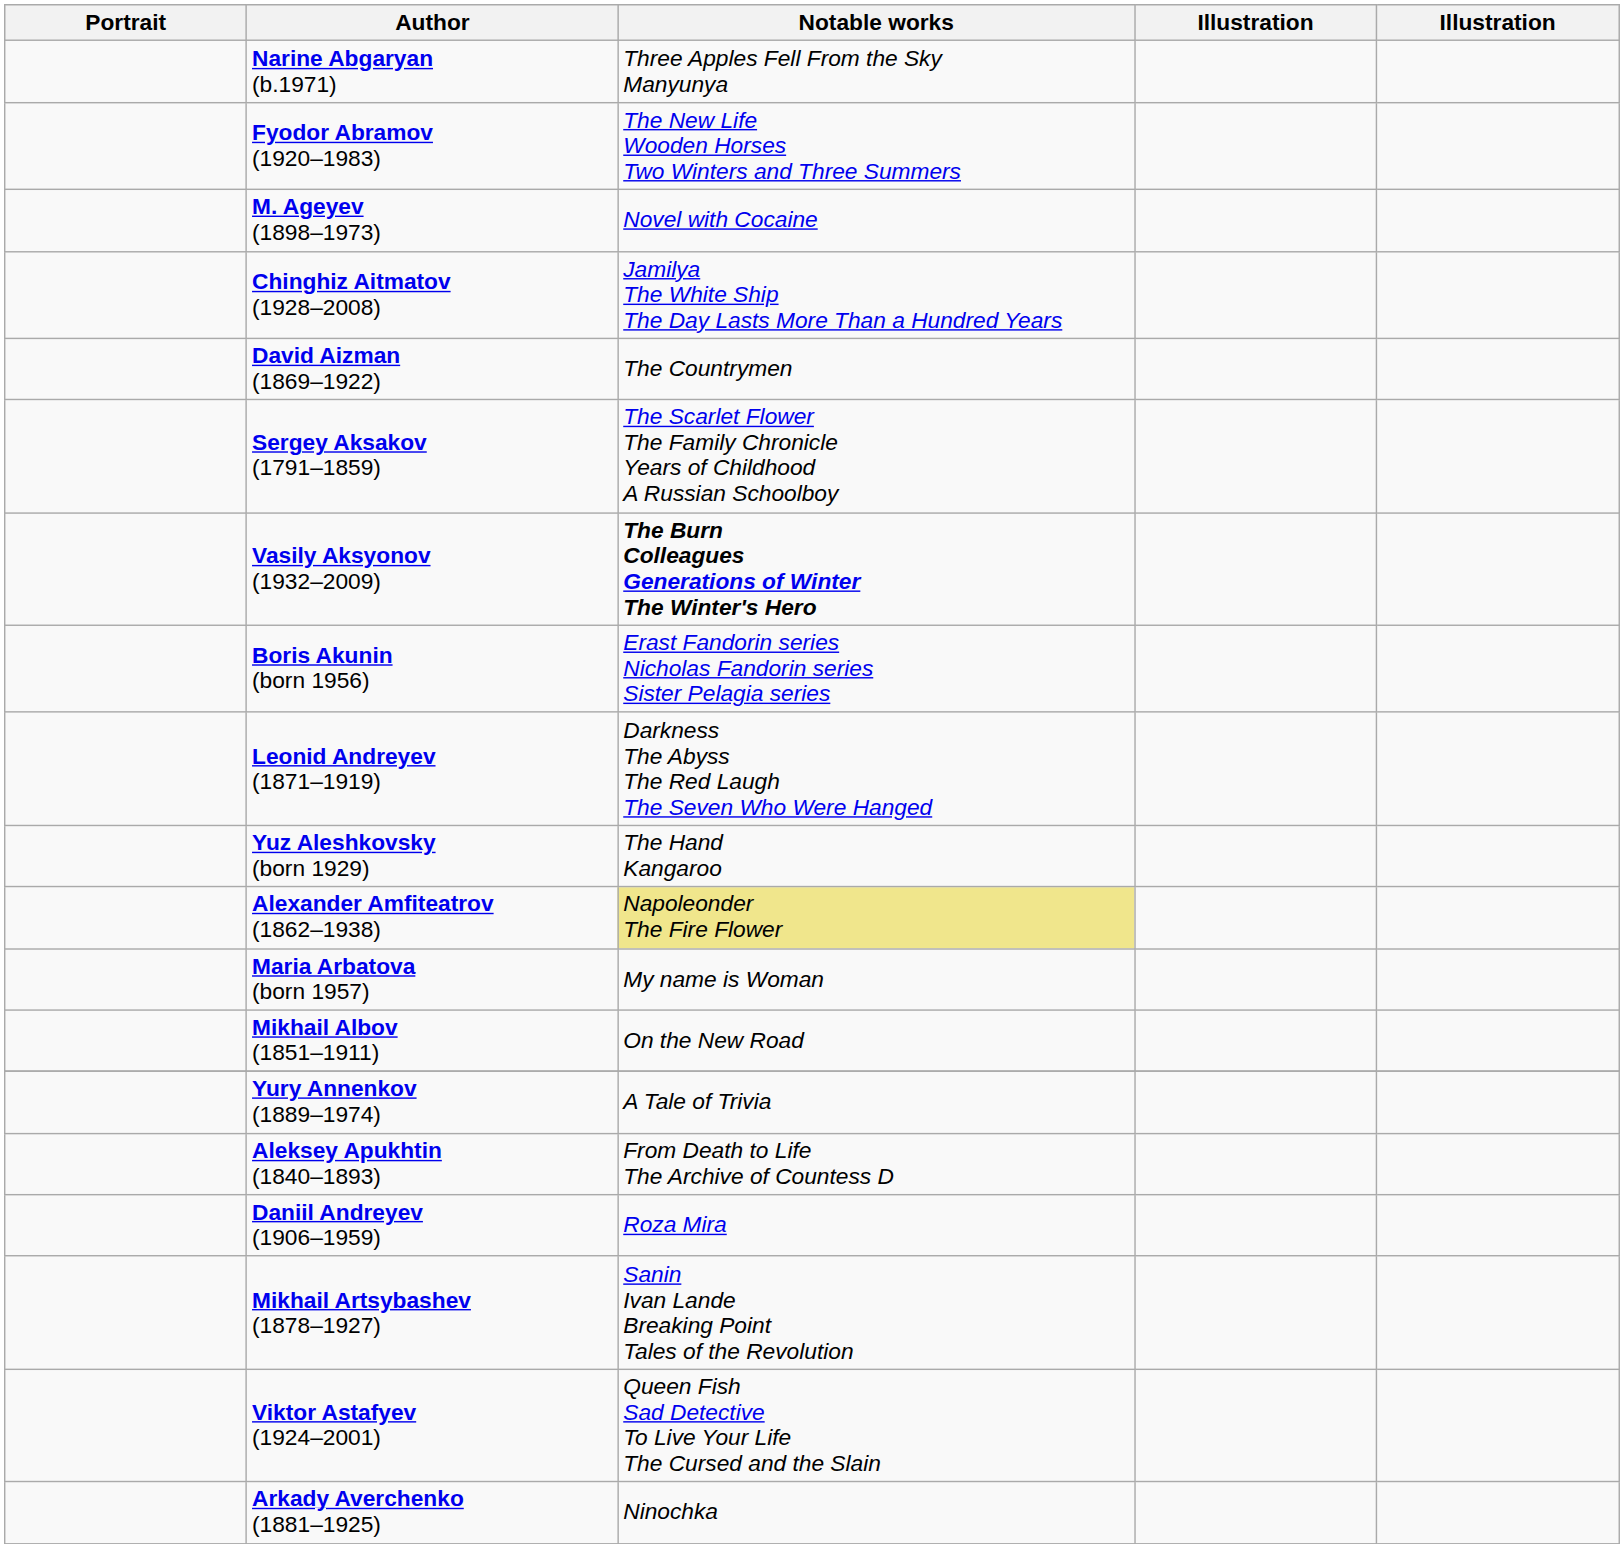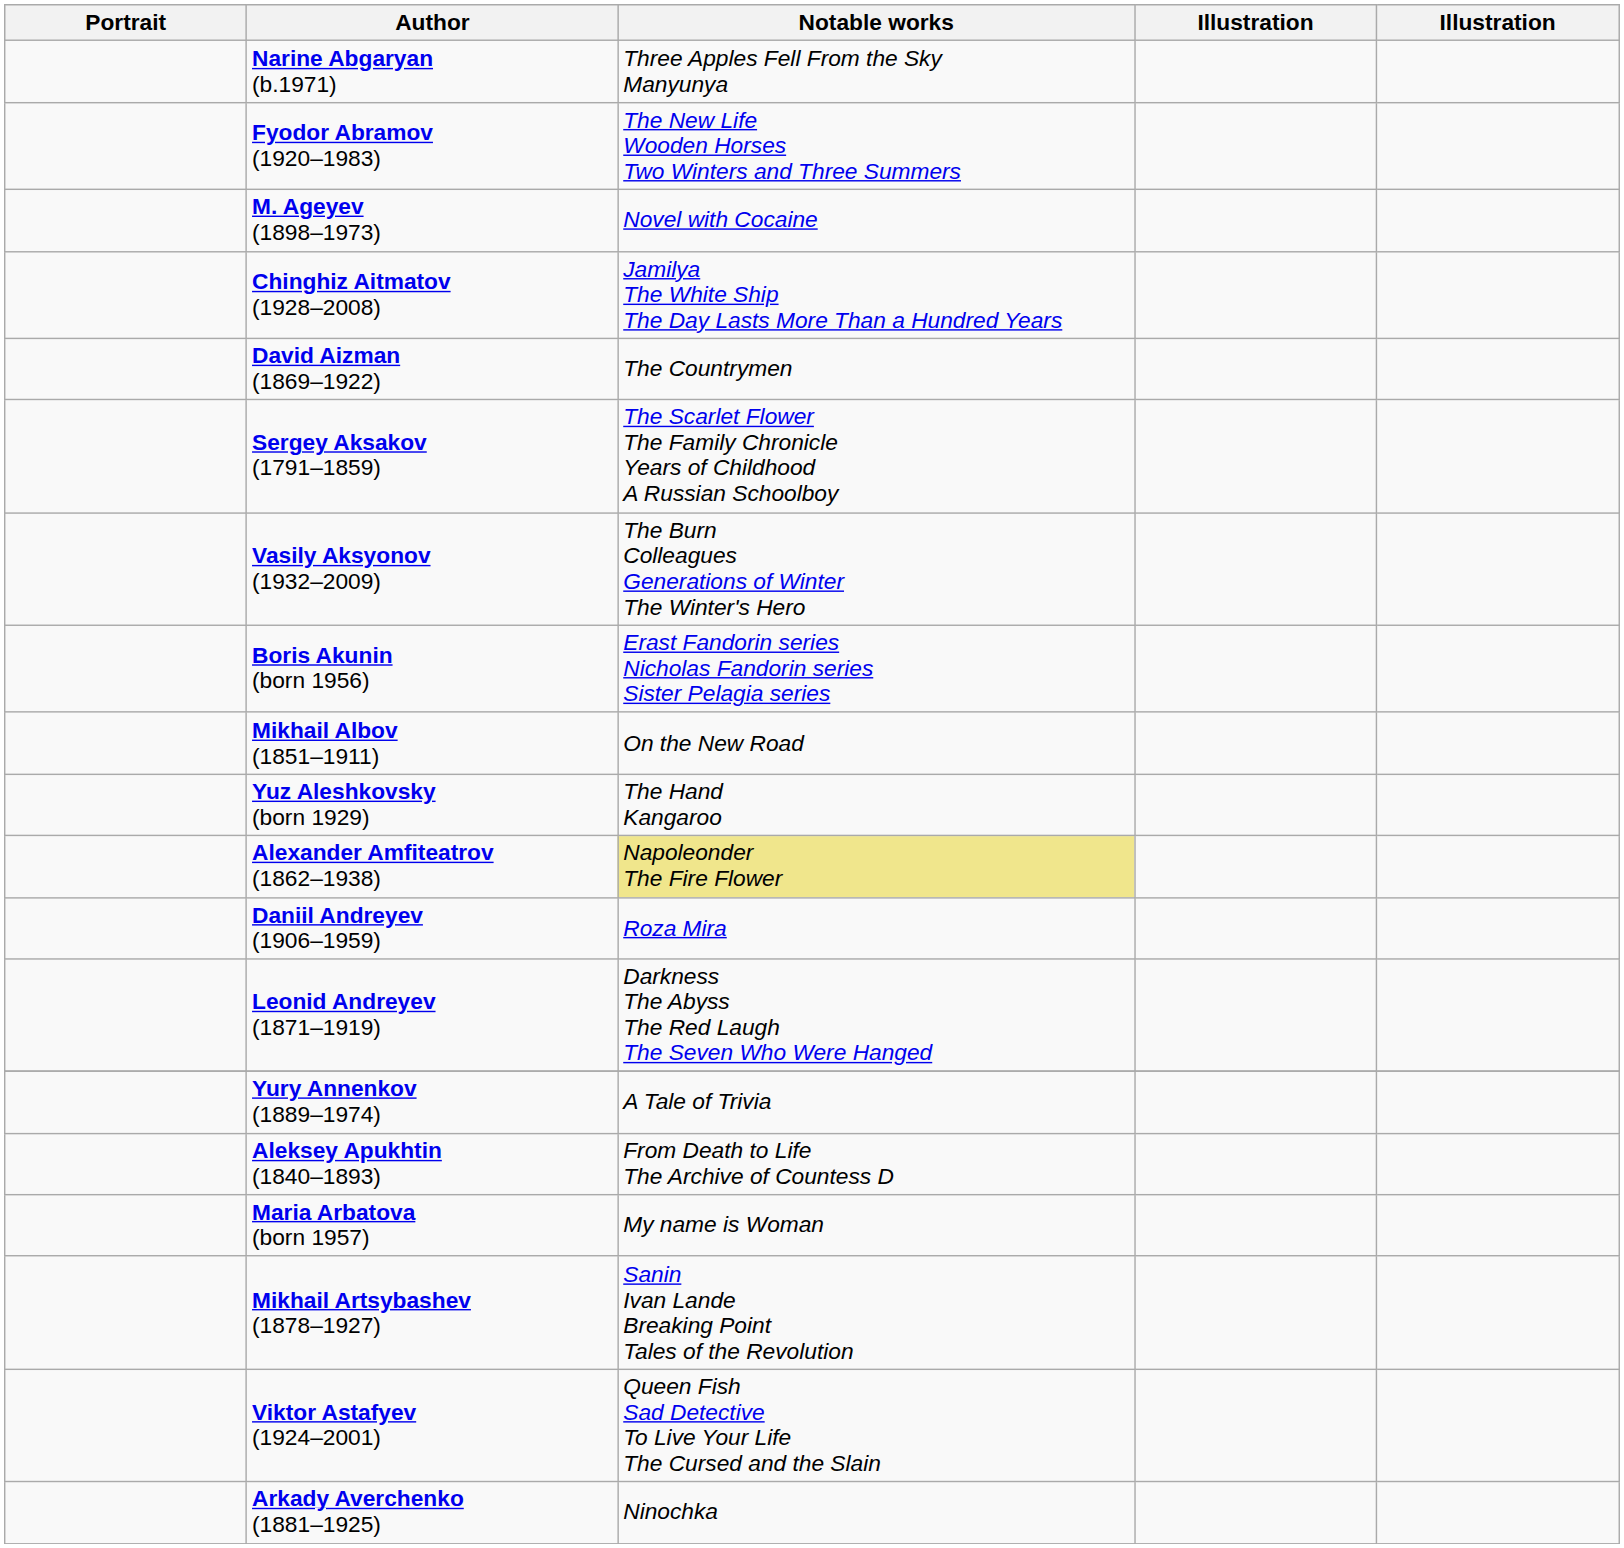(742, 568) bold -> (734, 568) normal
rows swapped: (325, 1040) <-> (344, 768)
rows swapped: (337, 1225) <-> (334, 978)
